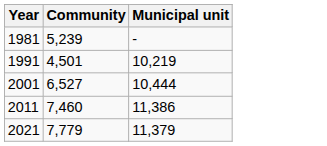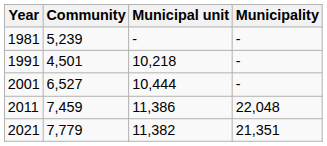+ column: (277, 15)
(154, 61) 10,219 -> (154, 61) 10,218
(64, 107) 7,460 -> (64, 107) 7,459
(154, 130) 11,379 -> (154, 130) 11,382
